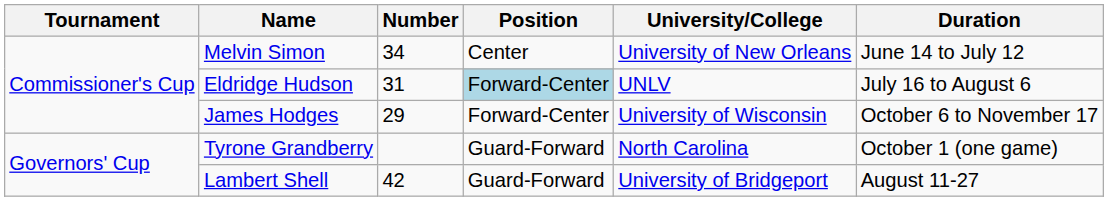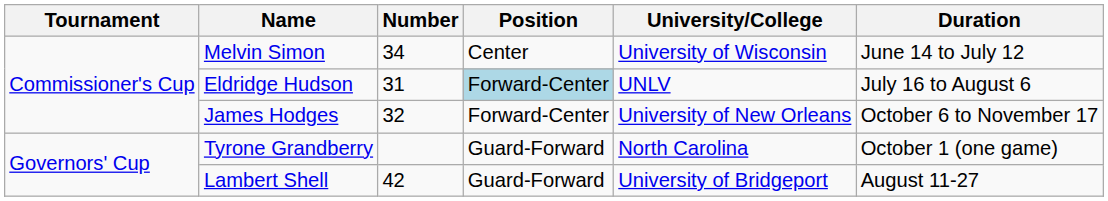(735, 52) University of New Orleans -> (722, 52) University of Wisconsin
(394, 116) 29 -> (394, 116) 32
(722, 116) University of Wisconsin -> (735, 116) University of New Orleans
